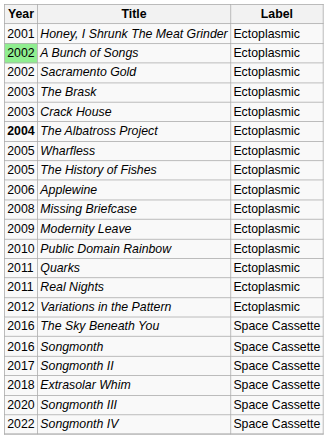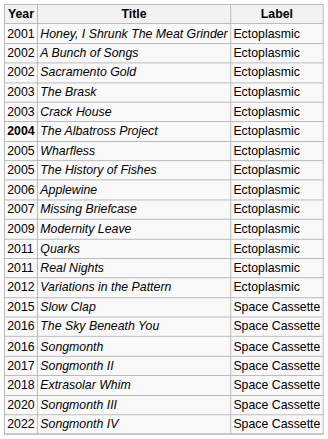(21, 53) lightgreen background -> (21, 53) no background
(21, 209) 2008 -> (21, 209) 2007
- row: (106, 248)
+ row: (68, 307)
